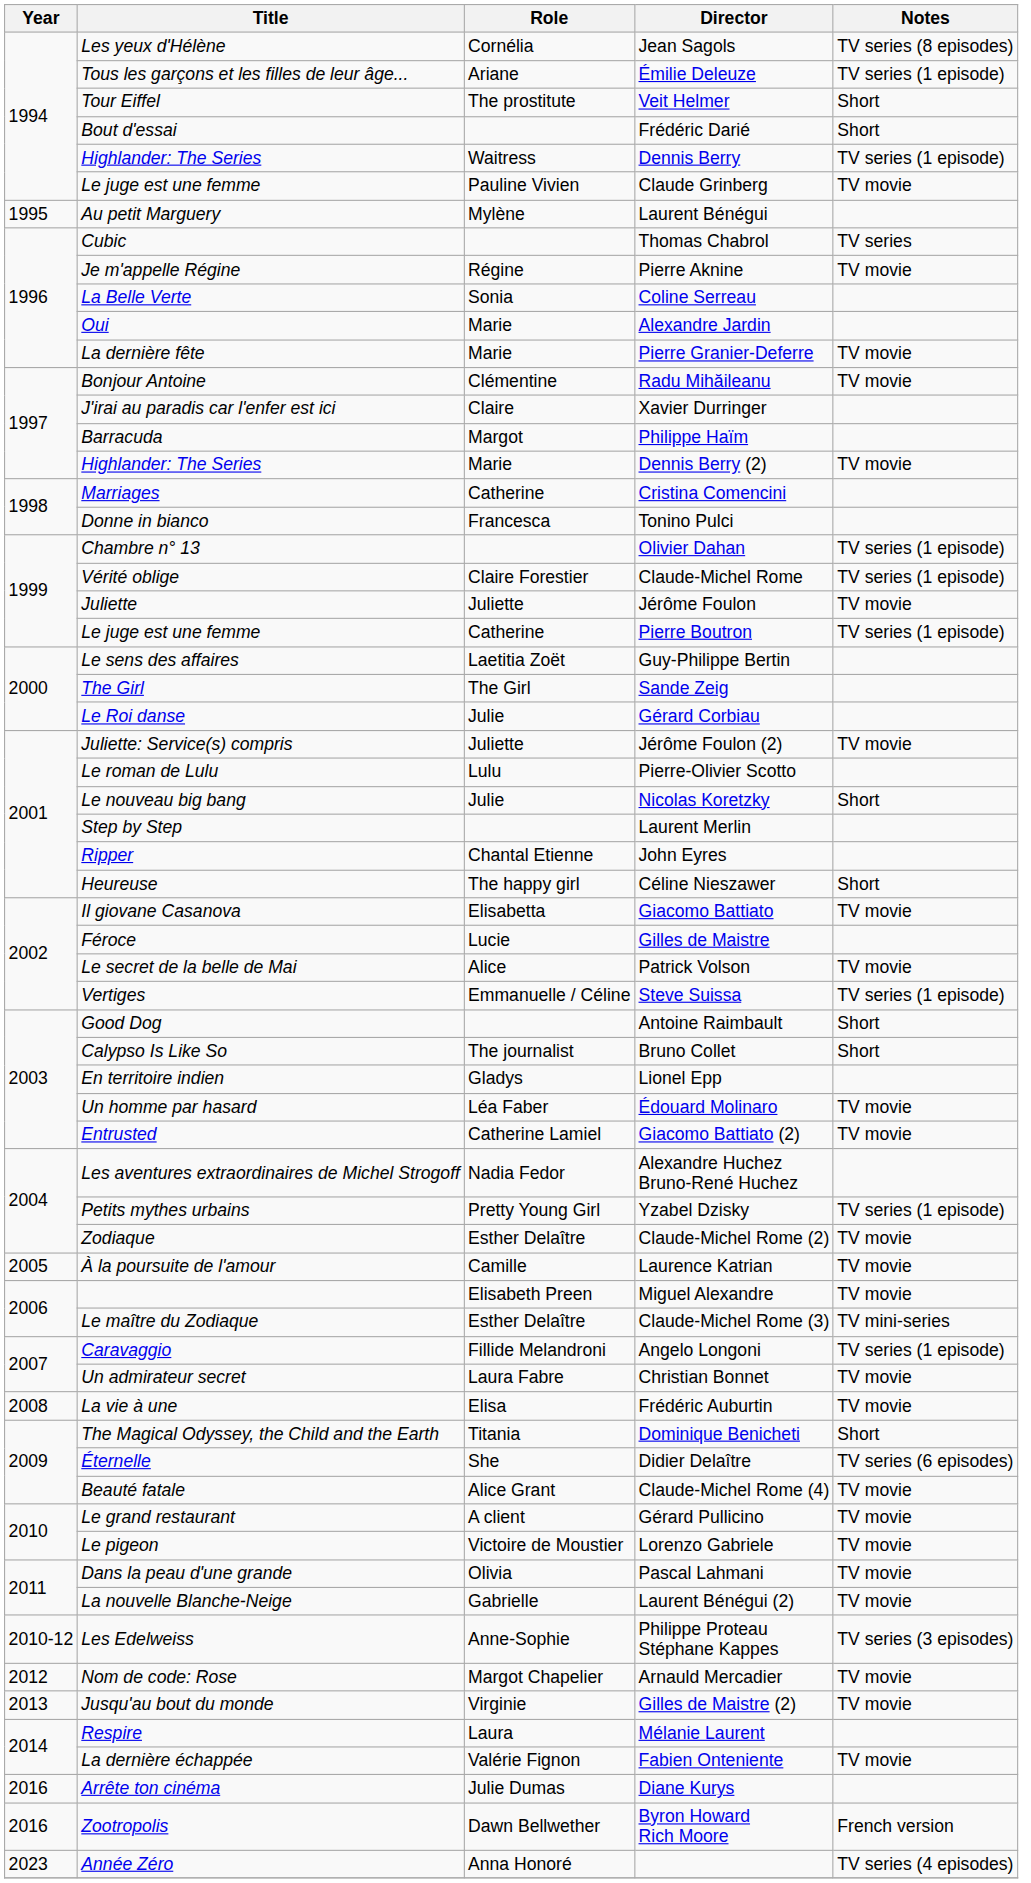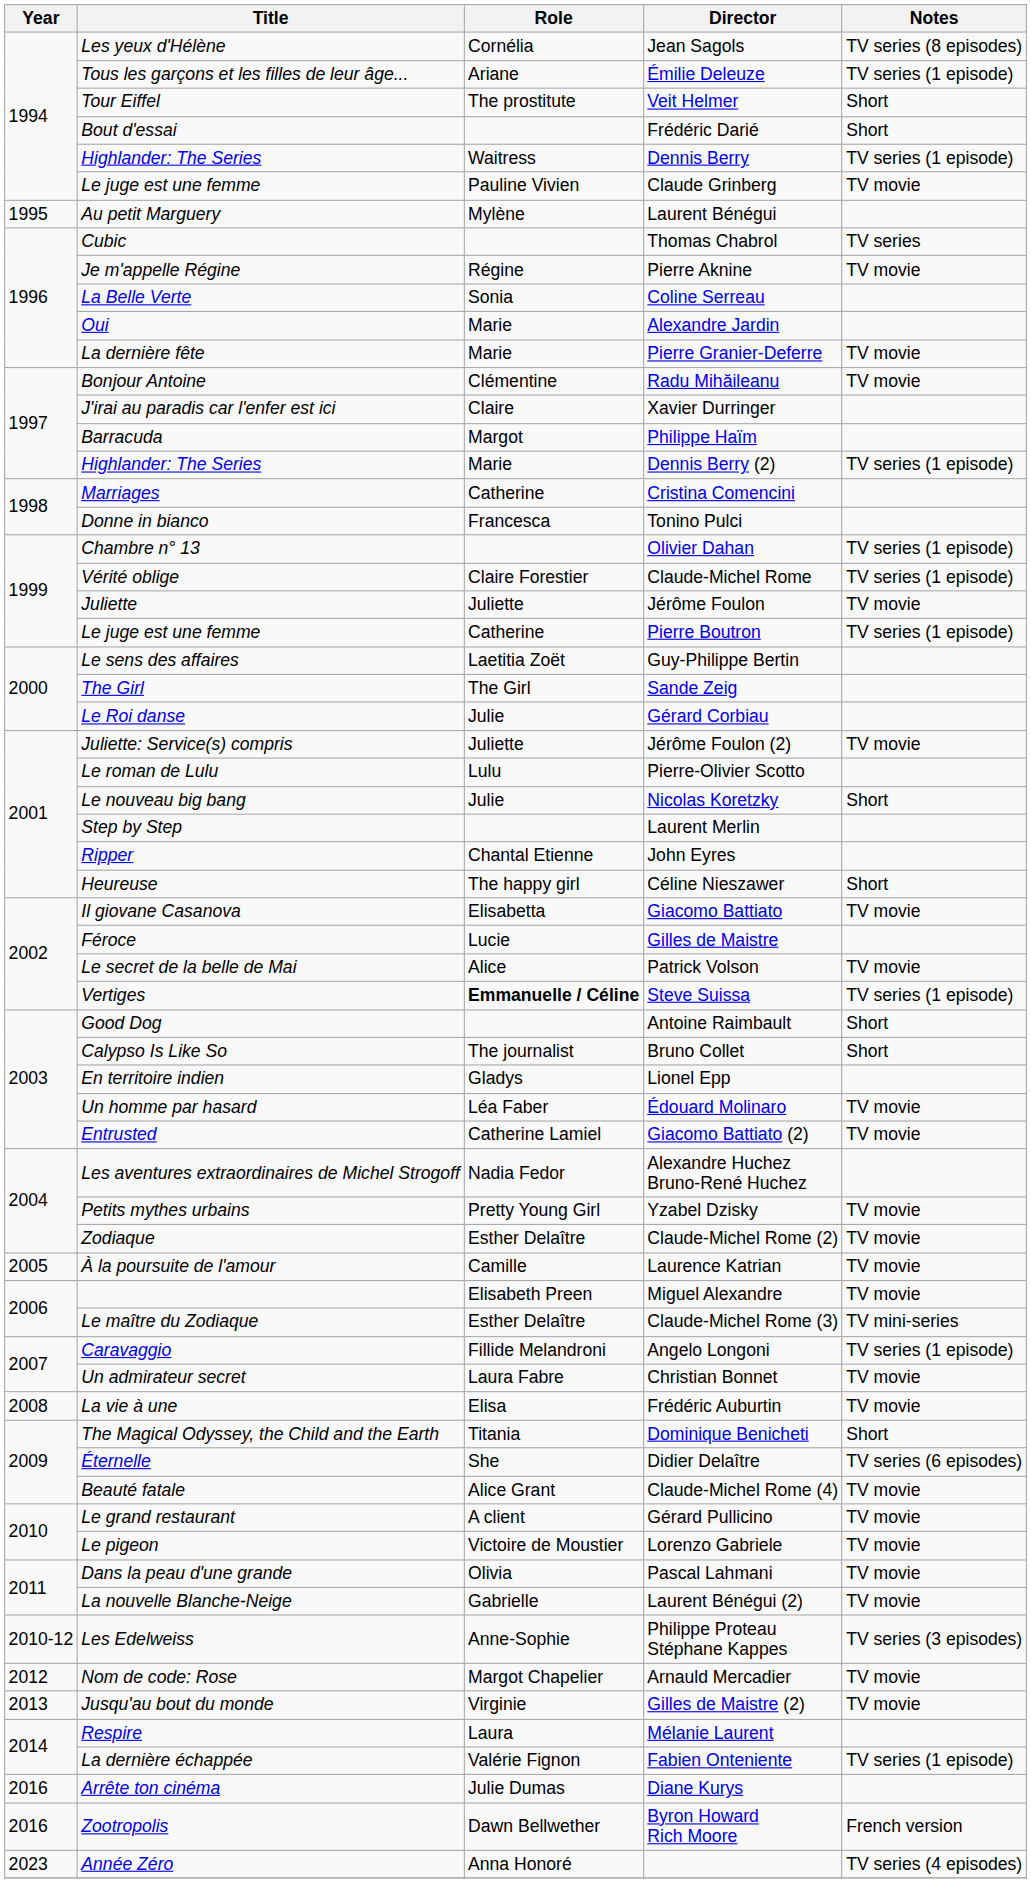(875, 465) TV movie -> (930, 465) TV series (1 episode)
(549, 995) normal -> (554, 995) bold
(921, 1210) TV series (1 episode) -> (883, 1210) TV movie
(875, 1760) TV movie -> (930, 1760) TV series (1 episode)
